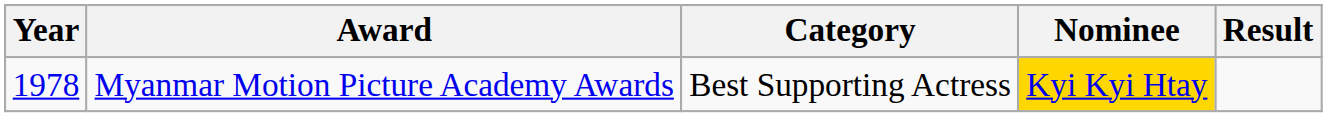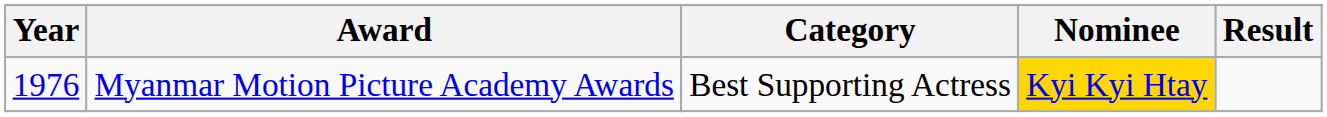(46, 83) 1978 -> (46, 83) 1976
